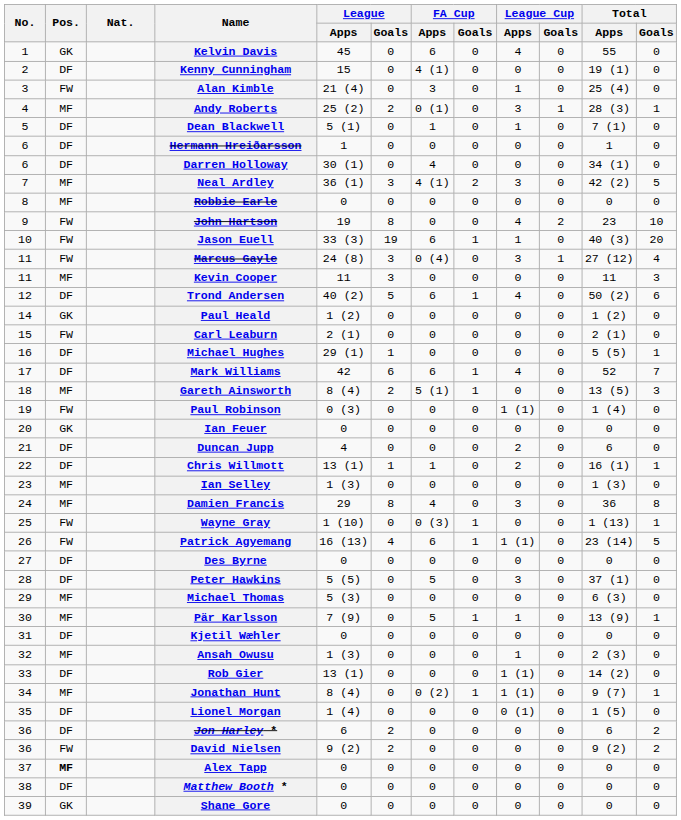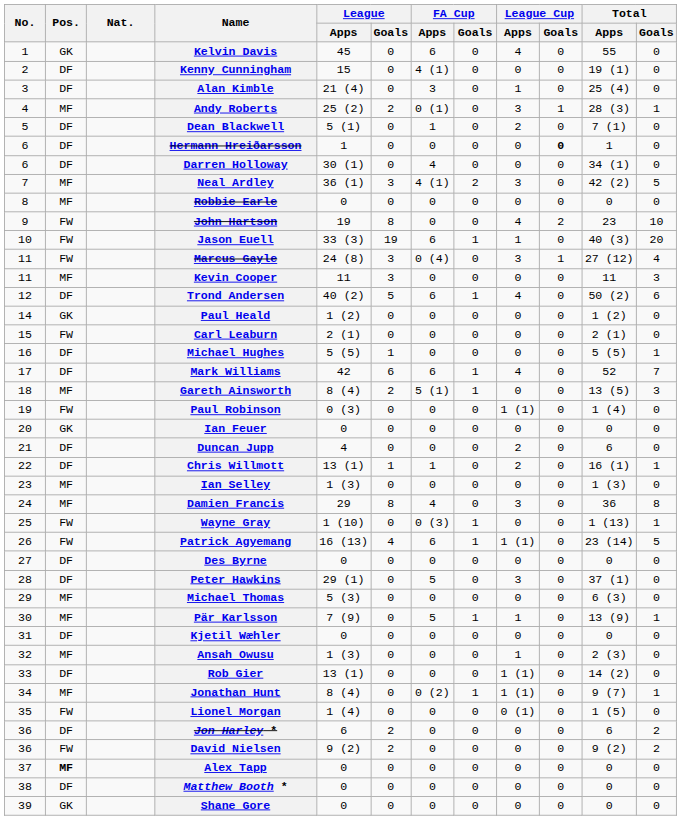(66, 89) FW -> (66, 89) DF
(518, 127) 1 -> (518, 127) 2
(561, 146) normal -> (561, 146) bold
(344, 353) 29 (1) -> (344, 353) 5 (5)
(344, 580) 5 (5) -> (344, 580) 29 (1)
(66, 712) DF -> (66, 712) FW
